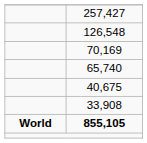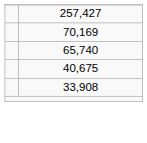- row: (104, 32)
- row: (104, 123)
